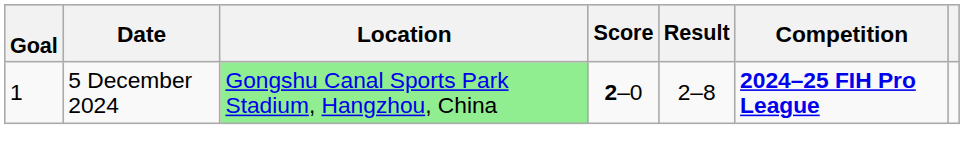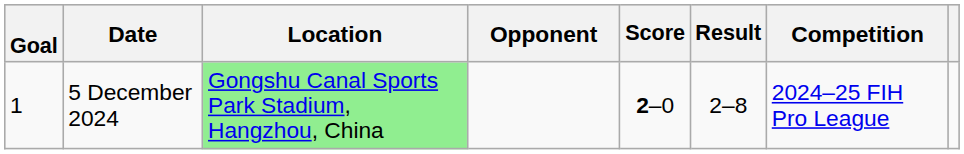+ column: (544, 34)
(828, 93) bold -> (837, 106) normal
